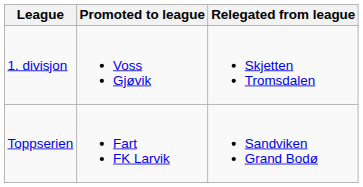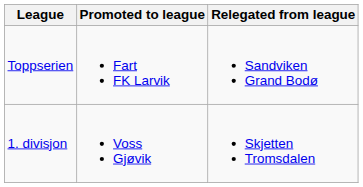rows swapped: (40, 143) <-> (37, 65)
